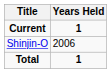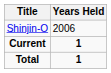rows swapped: (27, 28) <-> (27, 44)
